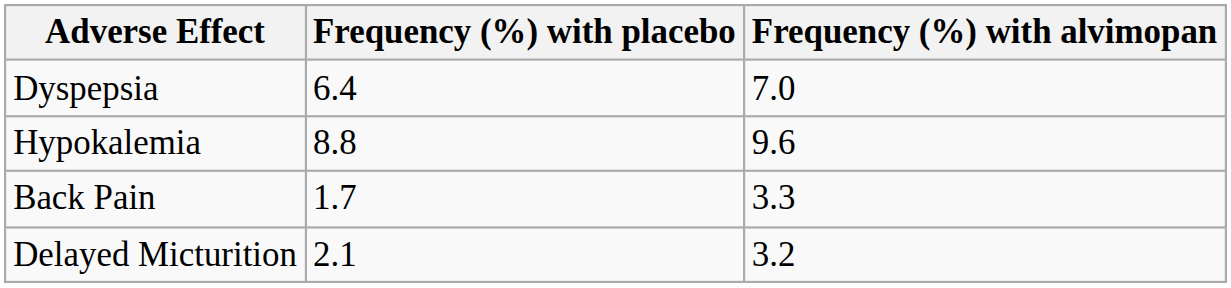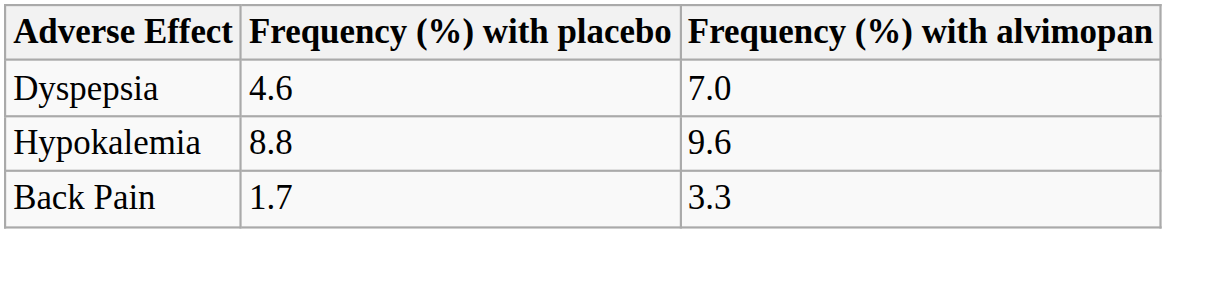(335, 87) 6.4 -> (271, 87) 4.6
- row: (155, 253)
